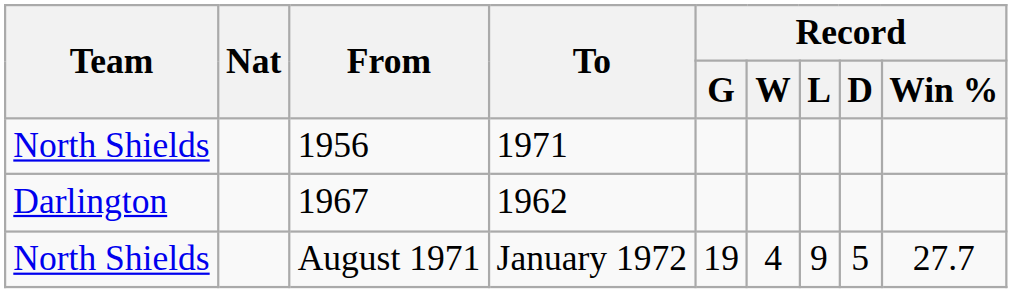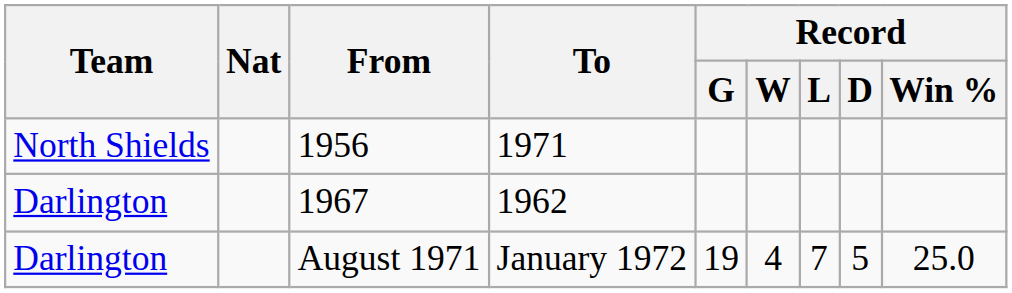(111, 257) North Shields -> (90, 257) Darlington
(819, 257) 9 -> (819, 257) 7
(944, 257) 27.7 -> (944, 257) 25.0
